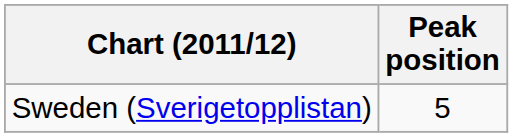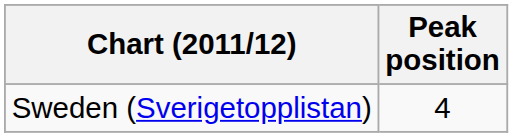(443, 107) 5 -> (443, 107) 4
